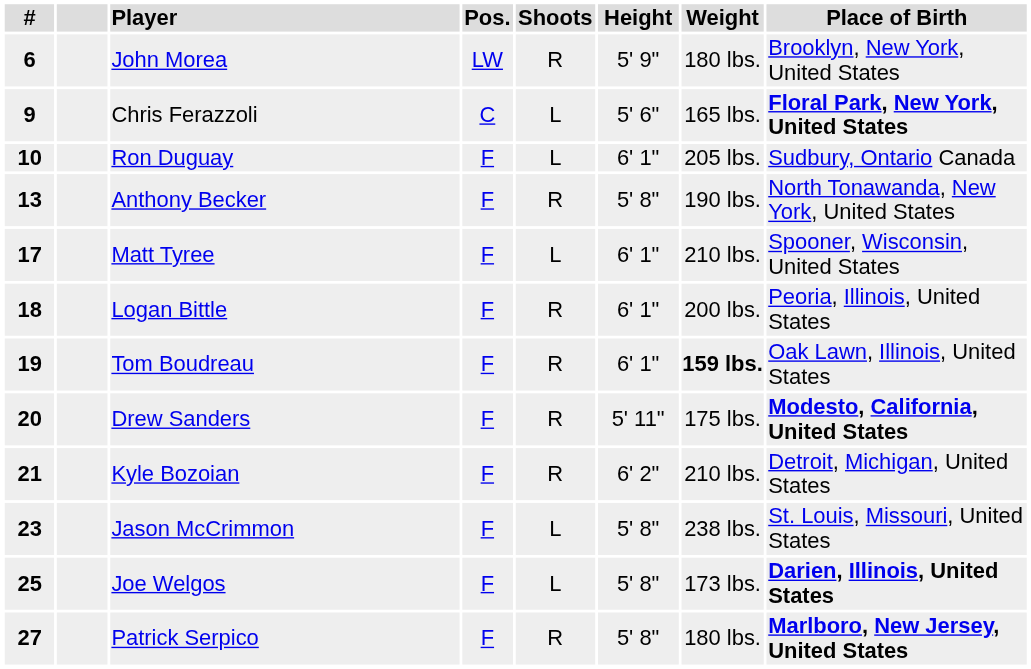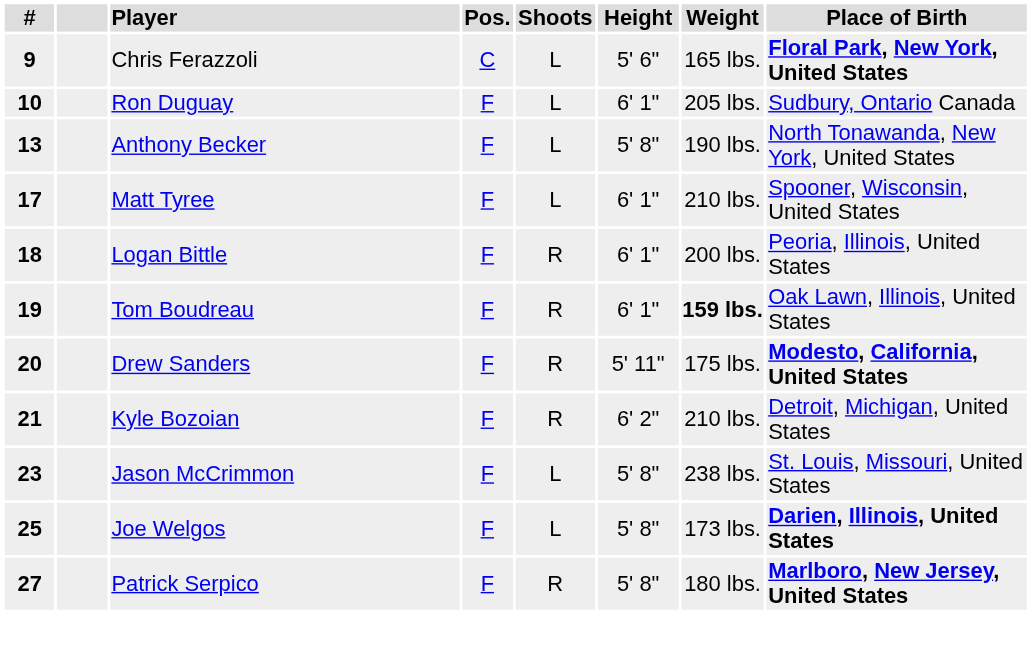- row: (169, 60)
(555, 199) R -> (555, 145) L
